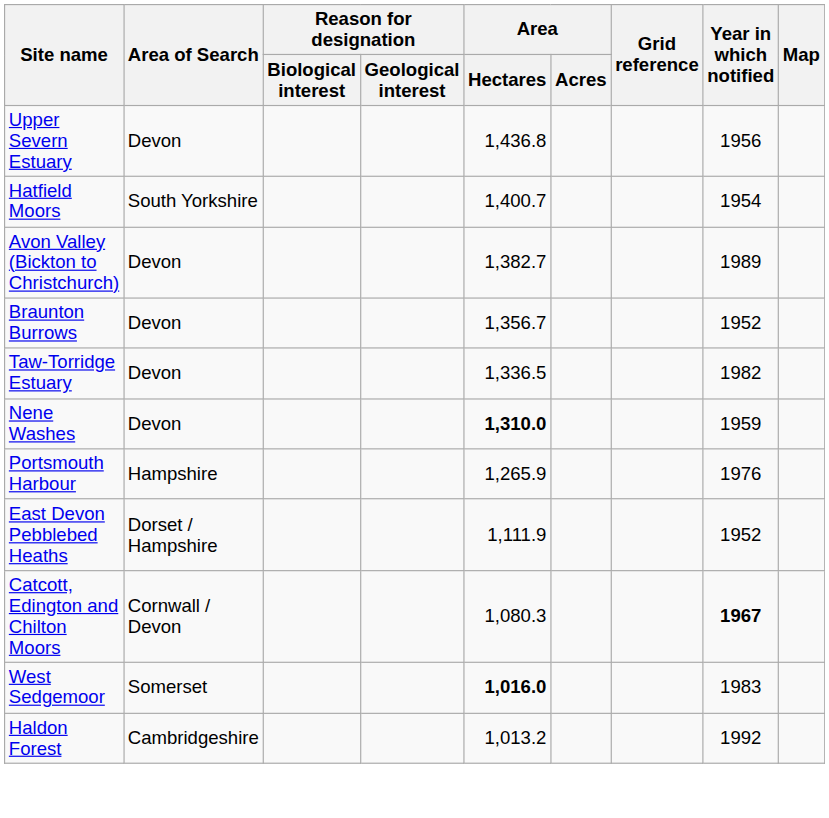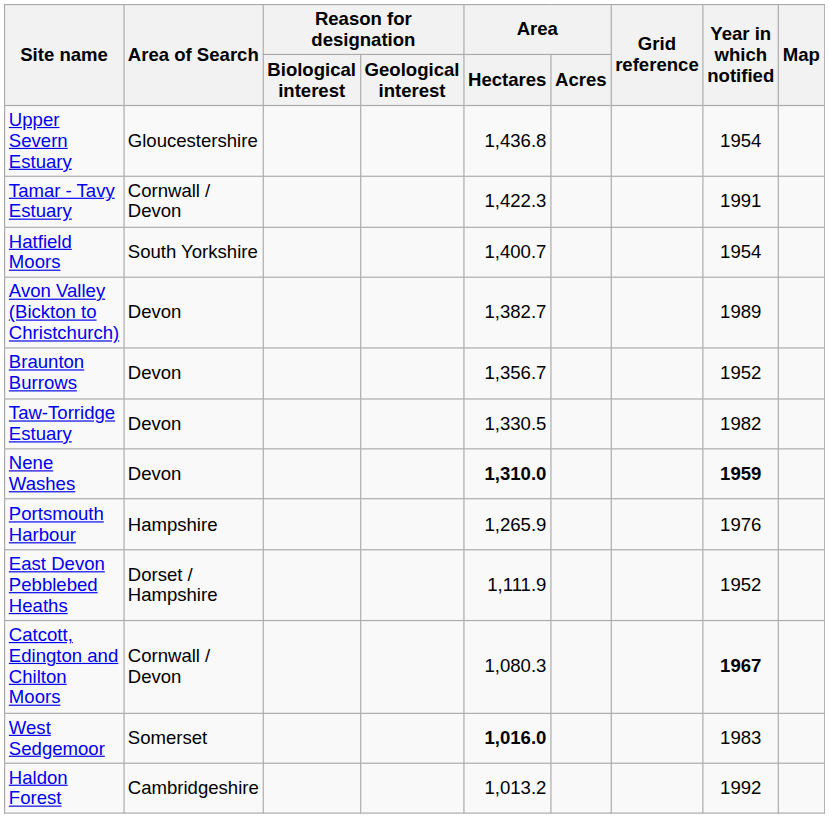(155, 140) Devon -> (193, 140) Gloucestershire
(741, 140) 1956 -> (741, 140) 1954
+ row: (62, 201)
(515, 373) 1,336.5 -> (515, 423) 1,330.5
(741, 423) normal -> (741, 473) bold
